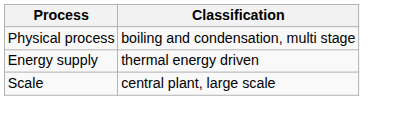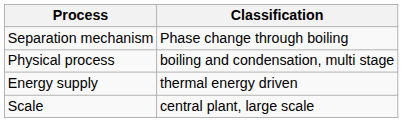+ row: (81, 38)
